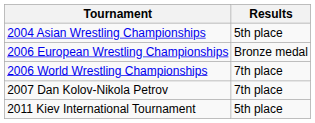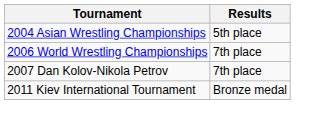- row: (118, 52)
(258, 109) 5th place -> (250, 90) Bronze medal
